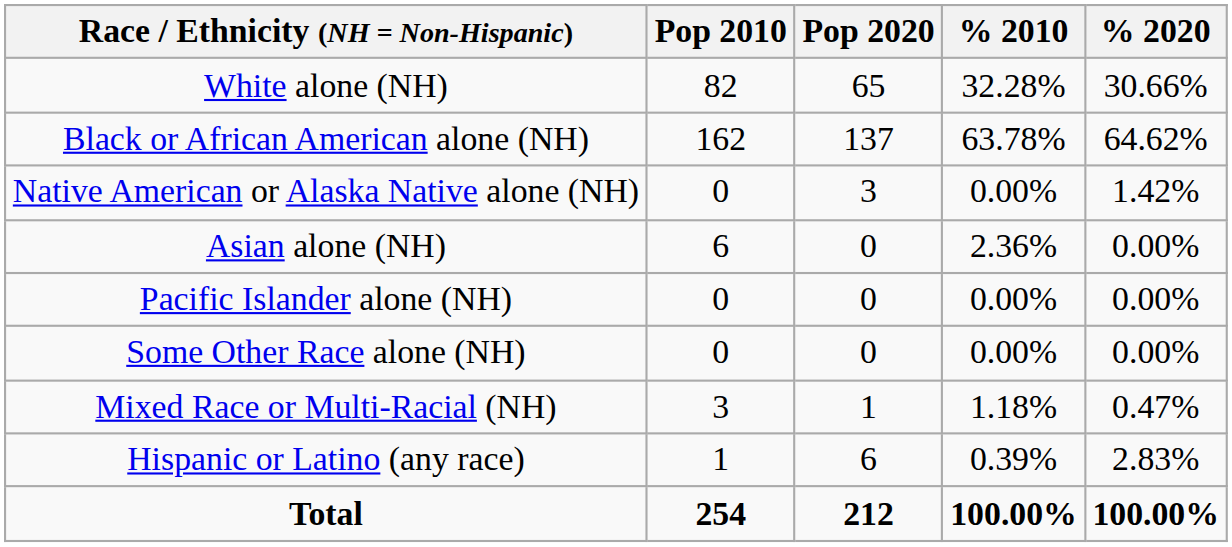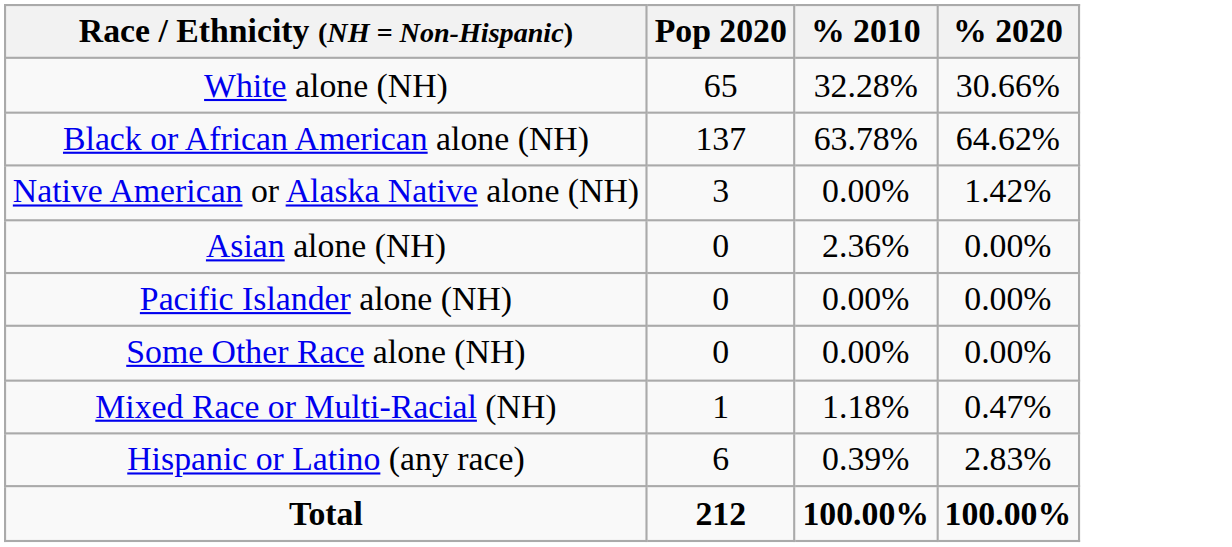- column: (721, 31)
